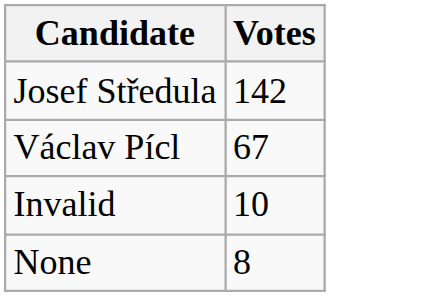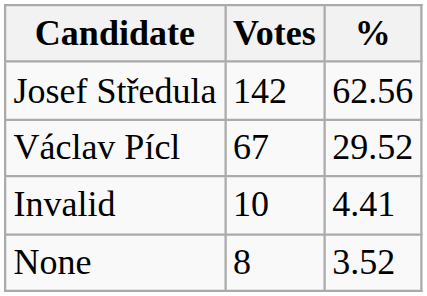+ column: (373, 33)
